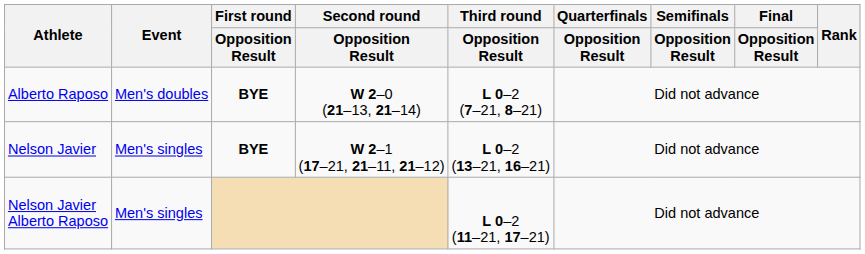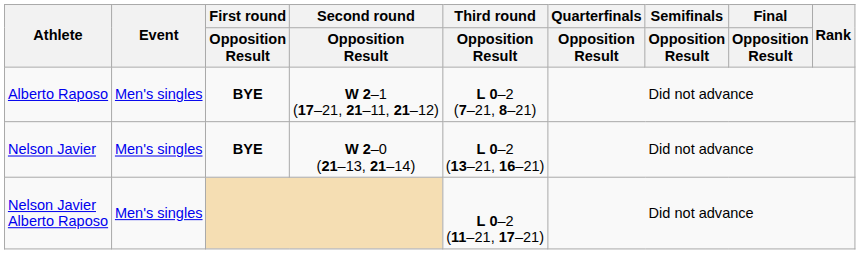(162, 95) Men's doubles -> (159, 95) Men's singles
(372, 103) W 2–0 (21–13, 21–14) -> (366, 103) W 2–1 (17–21, 21–11, 21–12)
(372, 158) W 2–1 (17–21, 21–11, 21–12) -> (366, 158) W 2–0 (21–13, 21–14)
